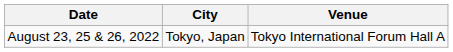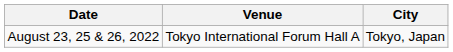columns swapped: (205, 15) <-> (348, 15)
